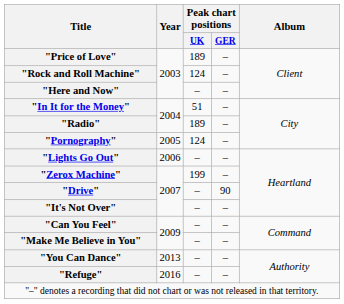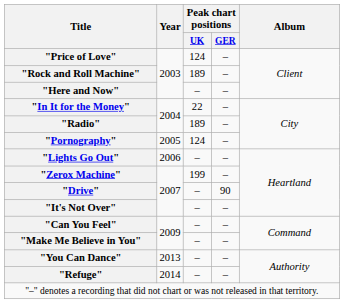(197, 57) 189 -> (197, 57) 124
(197, 73) 124 -> (197, 73) 189
(197, 107) 51 -> (197, 107) 22
(170, 274) 2016 -> (170, 274) 2014
